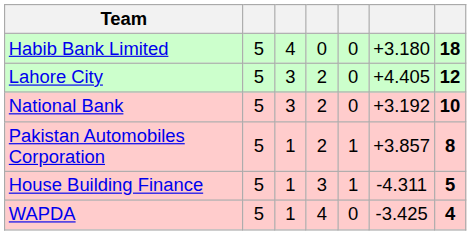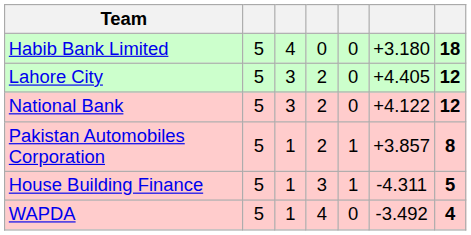(402, 106) +3.192 -> (402, 106) +4.122
(450, 106) 10 -> (450, 106) 12
(402, 214) -3.425 -> (402, 214) -3.492
